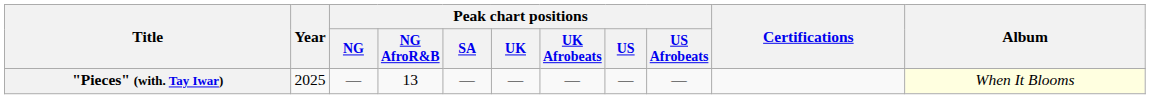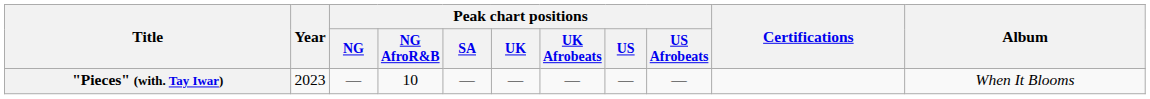(310, 80) 2025 -> (310, 80) 2023
(410, 80) 13 -> (410, 80) 10
(1025, 80) lightyellow background -> (1025, 80) no background
